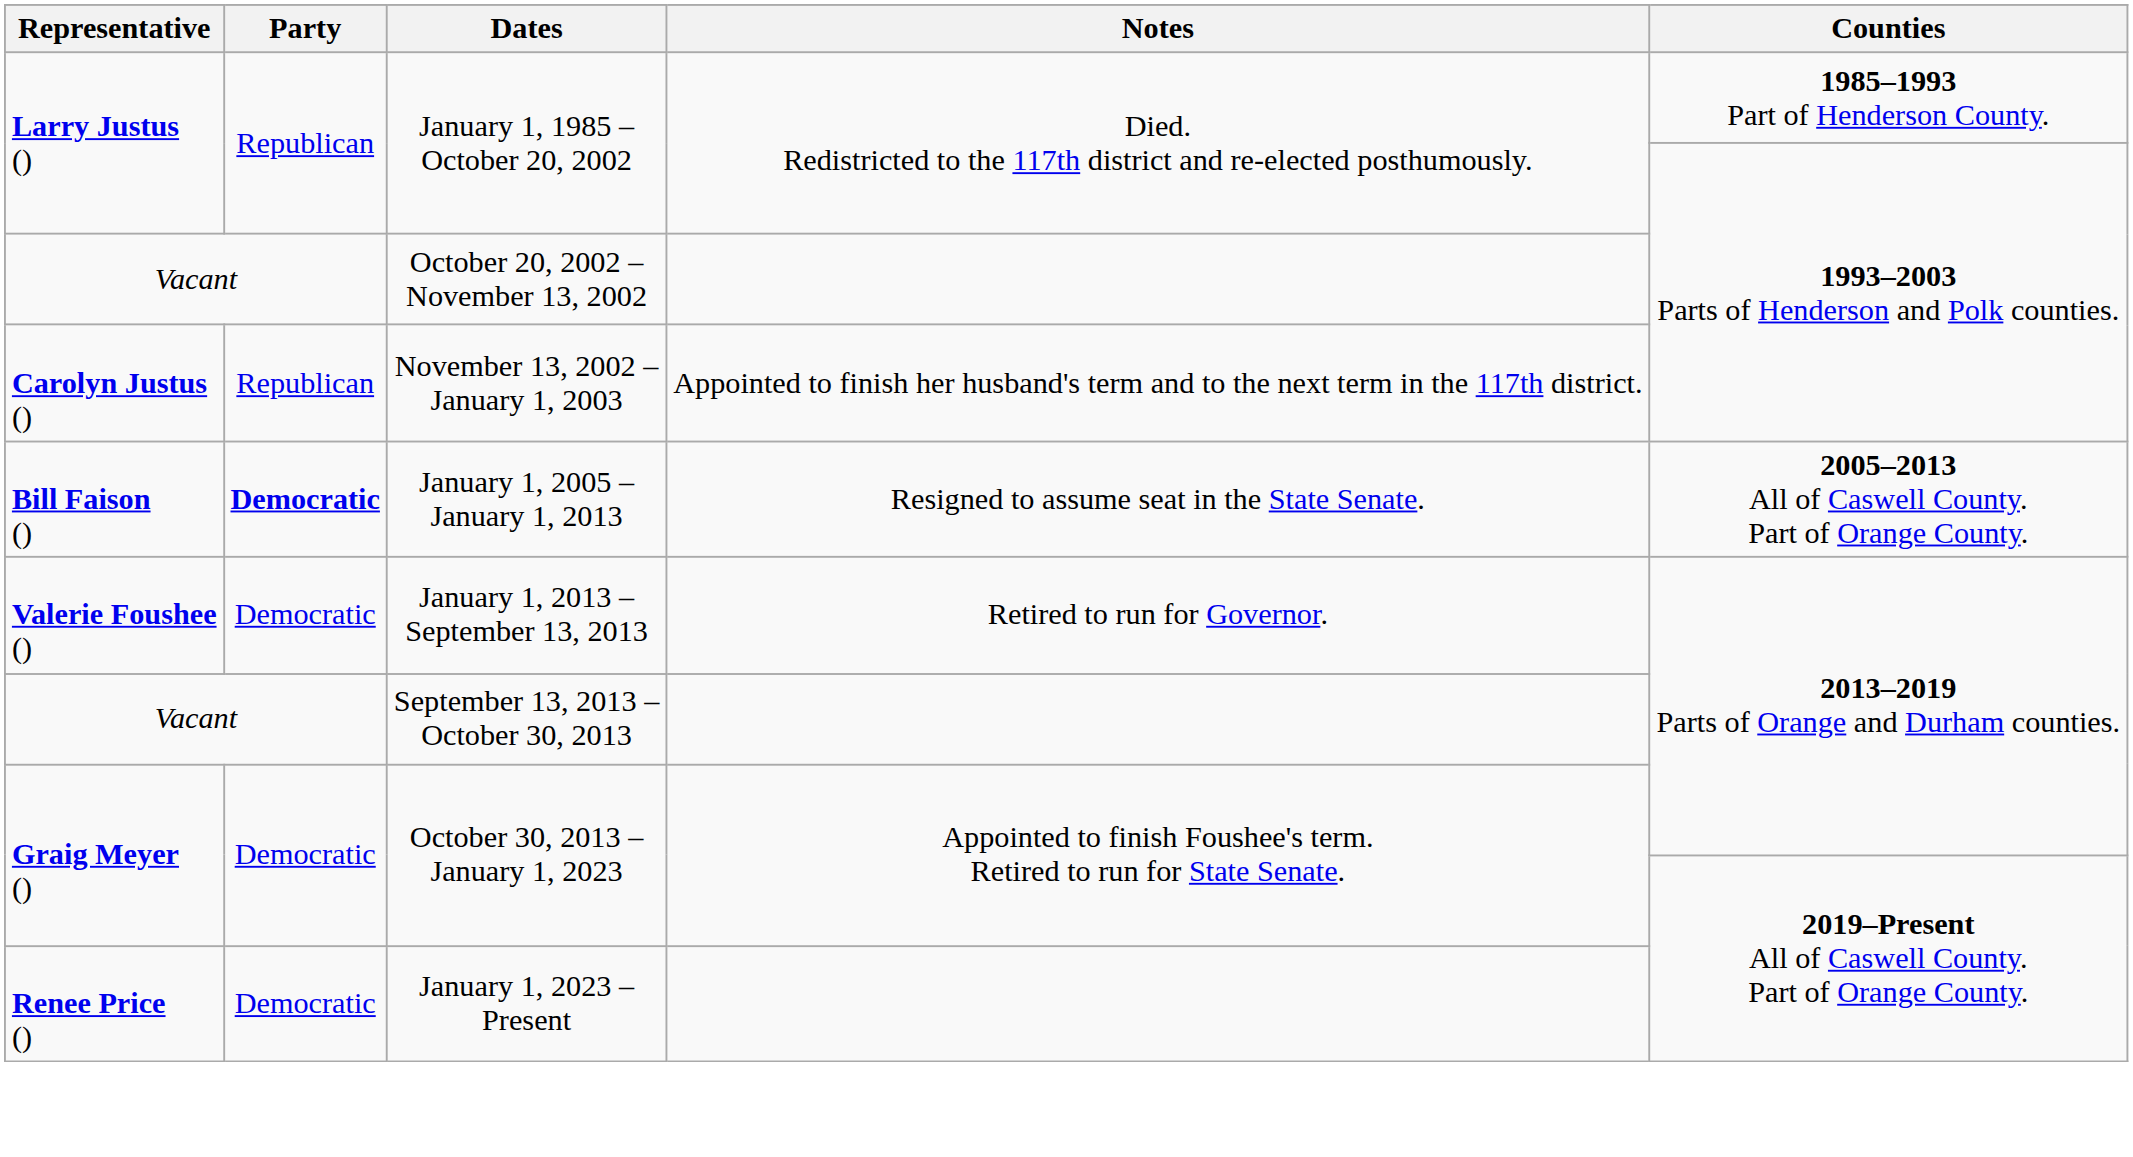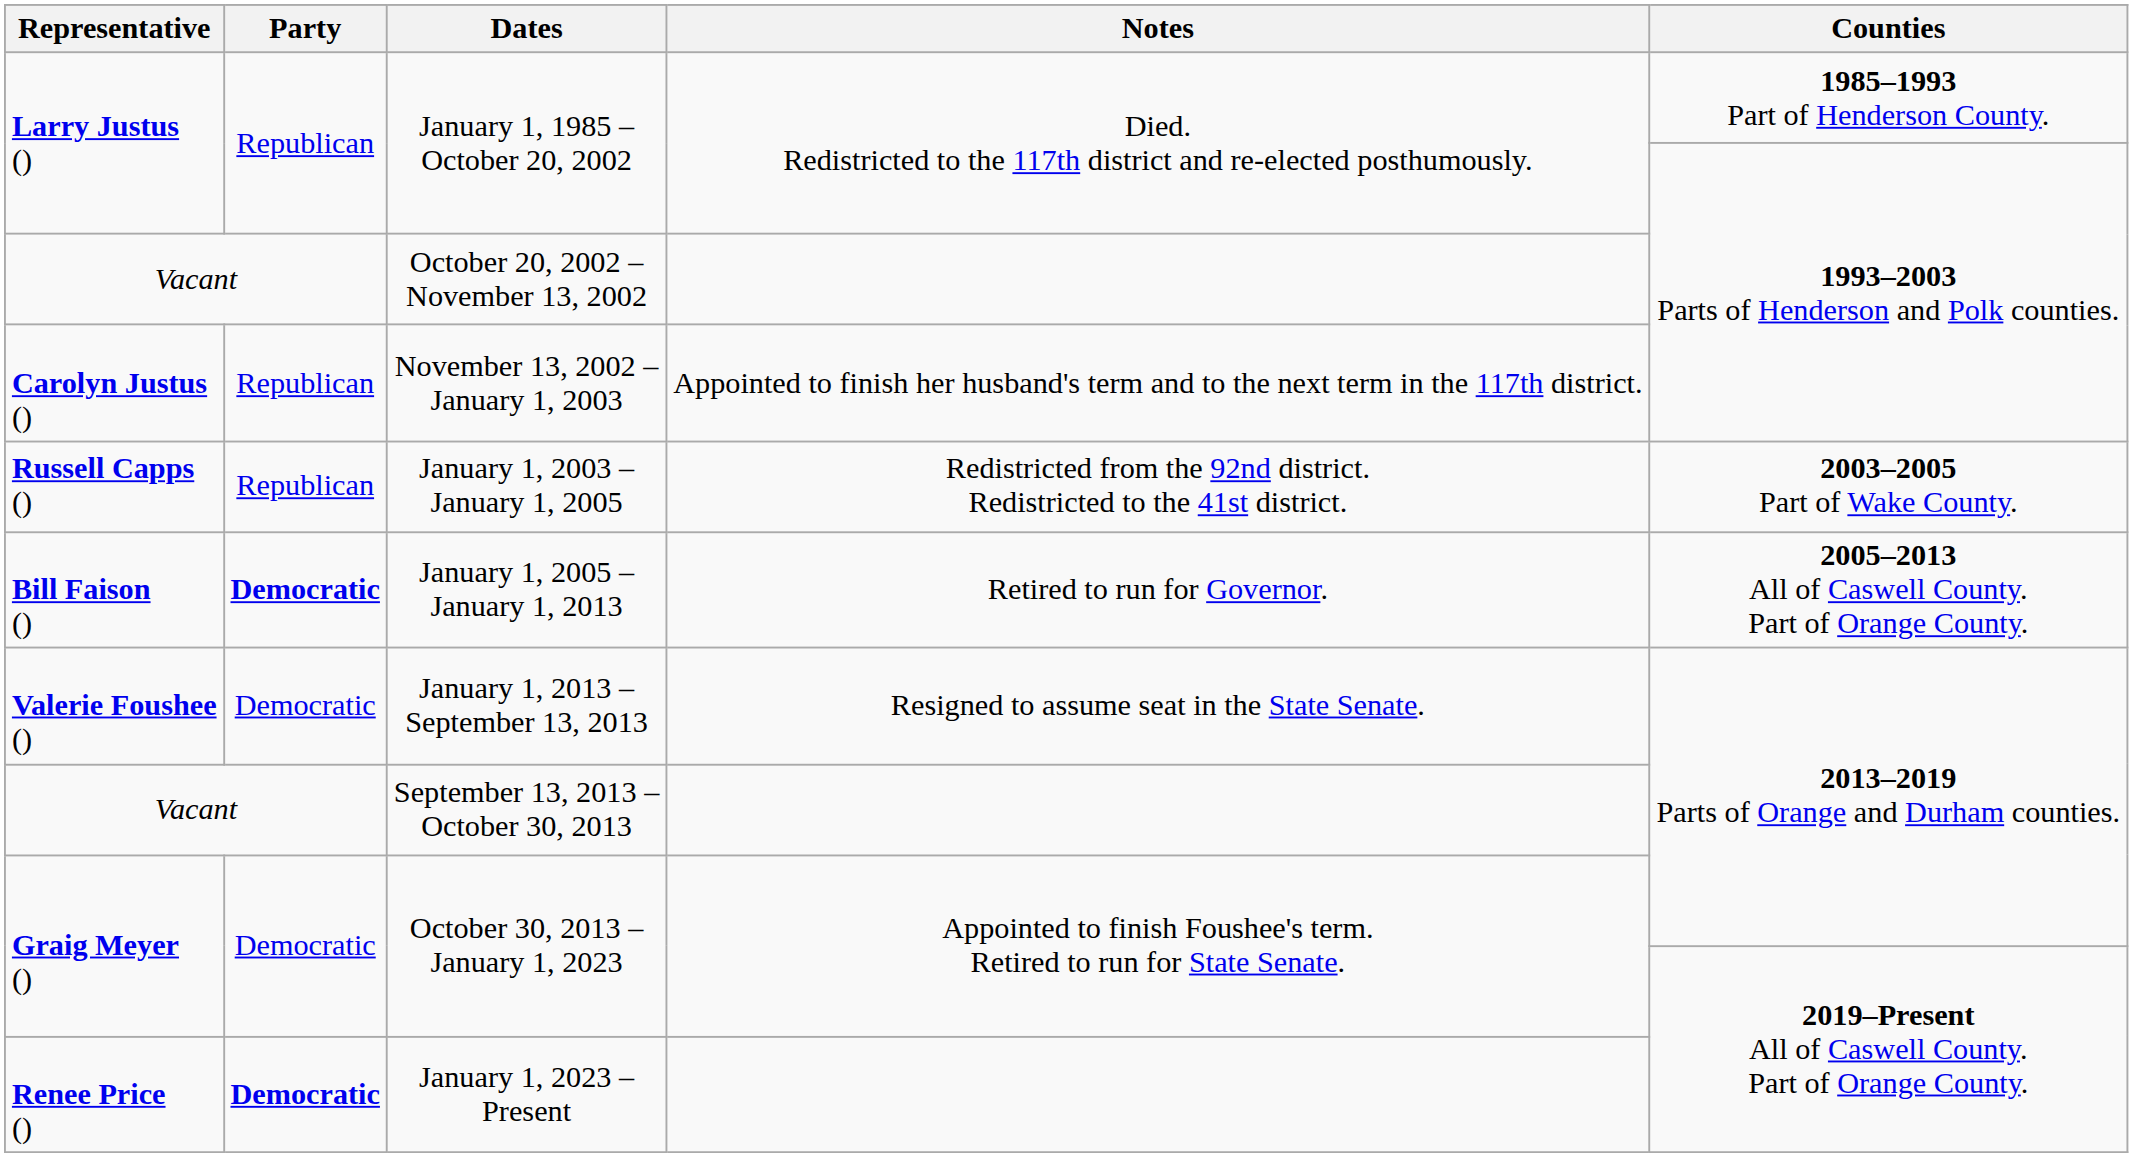+ row: (103, 485)
(1158, 498) Resigned to assume seat in the State Senate. -> (1158, 589) Retired to run for Governor.
(1158, 614) Retired to run for Governor. -> (1158, 705) Resigned to assume seat in the State Senate.
(305, 1002) normal -> (305, 1093) bold
